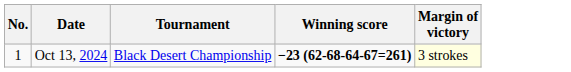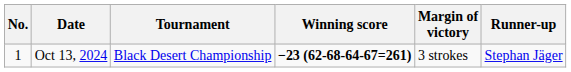+ column: (524, 24)
(443, 55) lightyellow background -> (443, 55) no background
